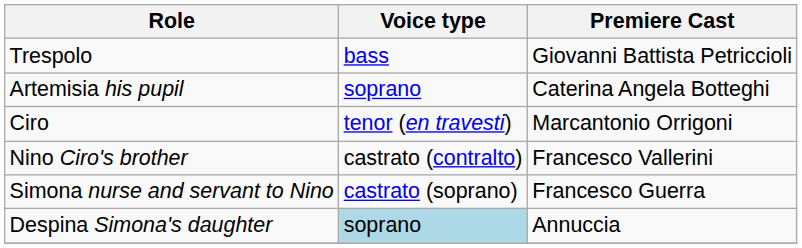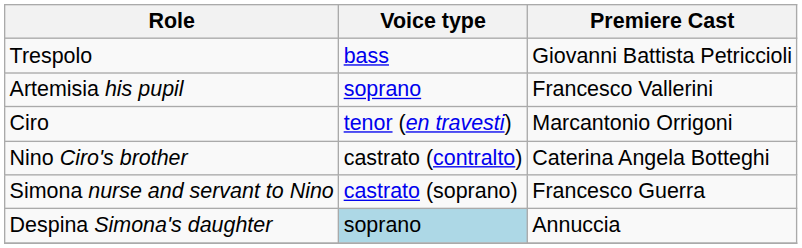(651, 89) Caterina Angela Botteghi -> (623, 89) Francesco Vallerini
(623, 157) Francesco Vallerini -> (651, 157) Caterina Angela Botteghi
